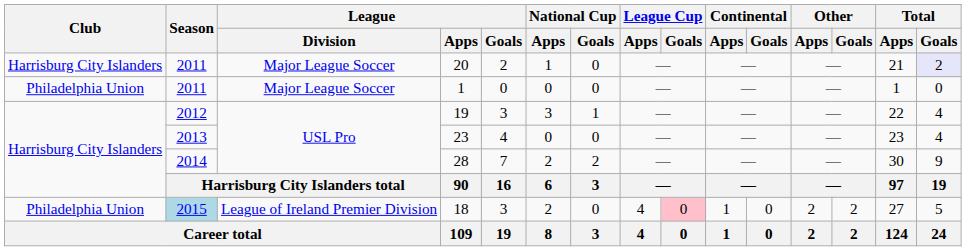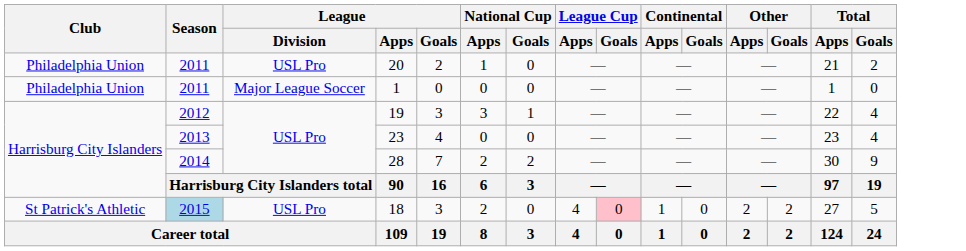(85, 64) Harrisburg City Islanders -> (85, 64) Philadelphia Union
(329, 64) Major League Soccer -> (299, 64) USL Pro
(939, 64) lavender background -> (874, 64) no background
(85, 209) Philadelphia Union -> (85, 209) St Patrick's Athletic
(329, 209) League of Ireland Premier Division -> (299, 209) USL Pro
